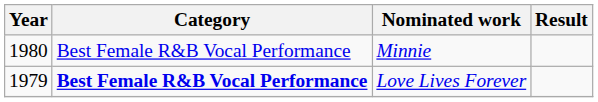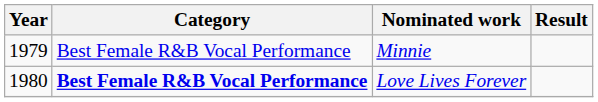(28, 50) 1980 -> (28, 50) 1979
(28, 81) 1979 -> (28, 81) 1980
